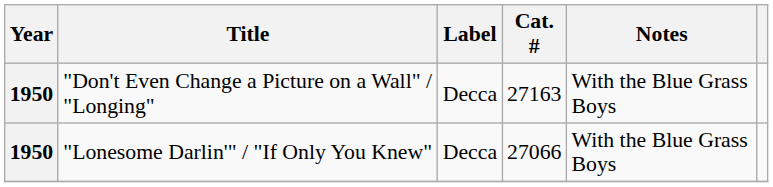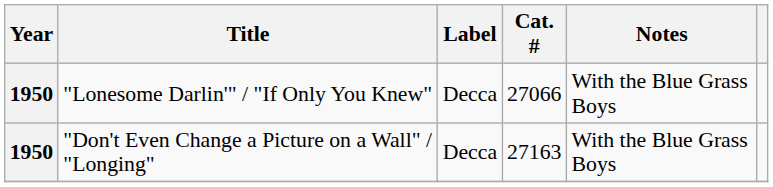rows swapped: (248, 92) <-> (248, 151)
